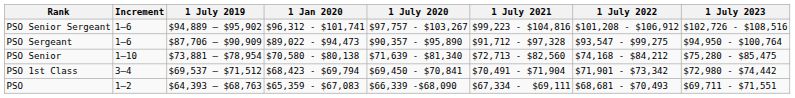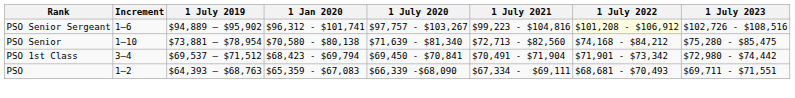(627, 27) no background -> (627, 27) lightyellow background
- row: (39, 41)
